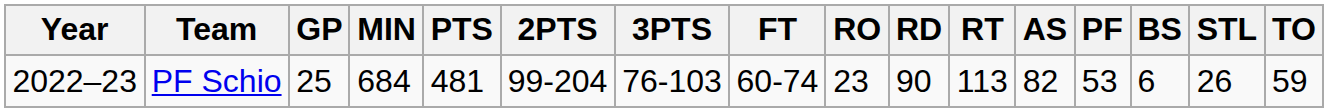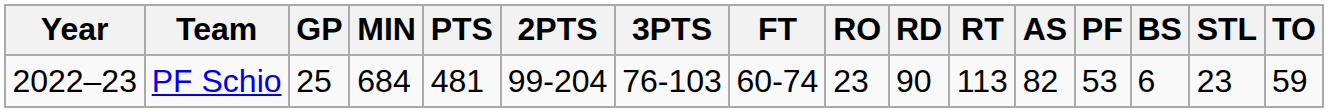(1215, 80) 26 -> (1215, 80) 23
